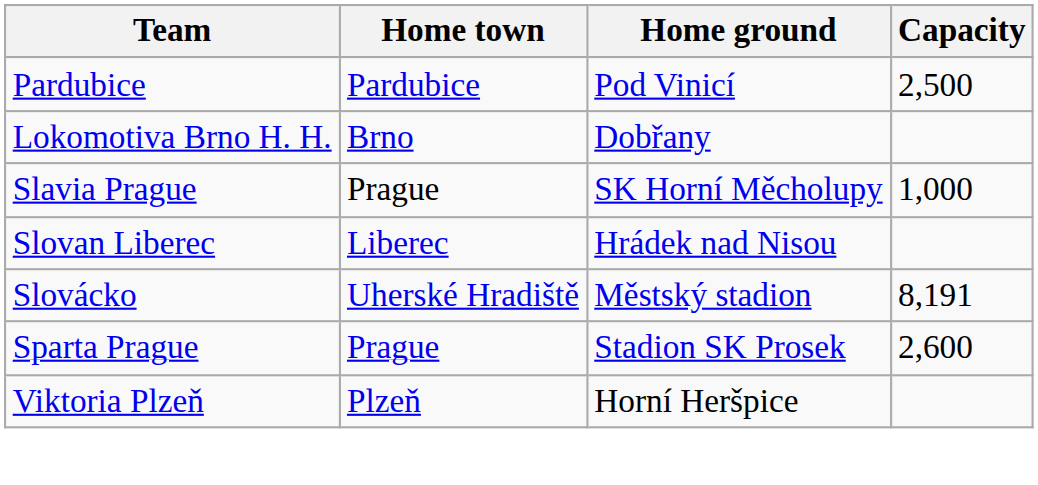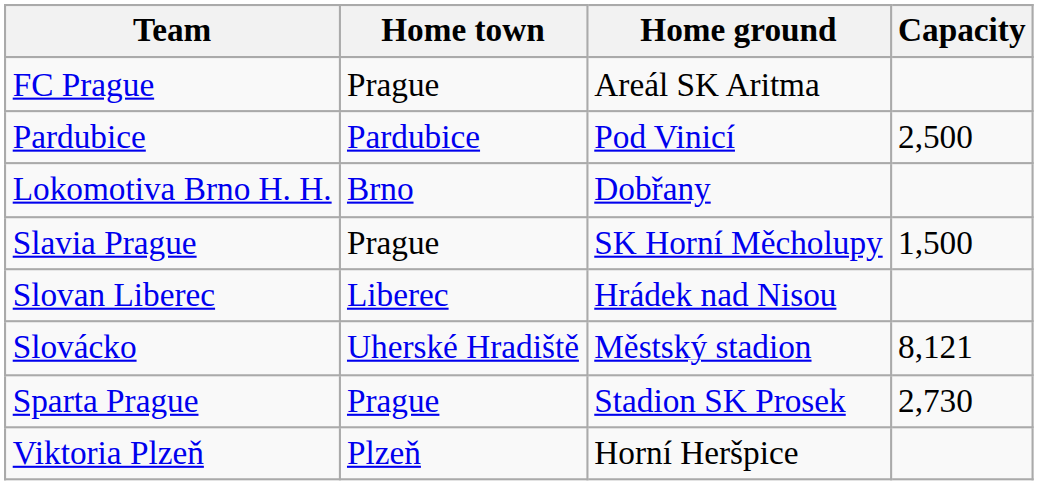+ row: (83, 83)
(935, 189) 1,000 -> (935, 242) 1,500
(935, 294) 8,191 -> (935, 347) 8,121
(935, 347) 2,600 -> (935, 400) 2,730
